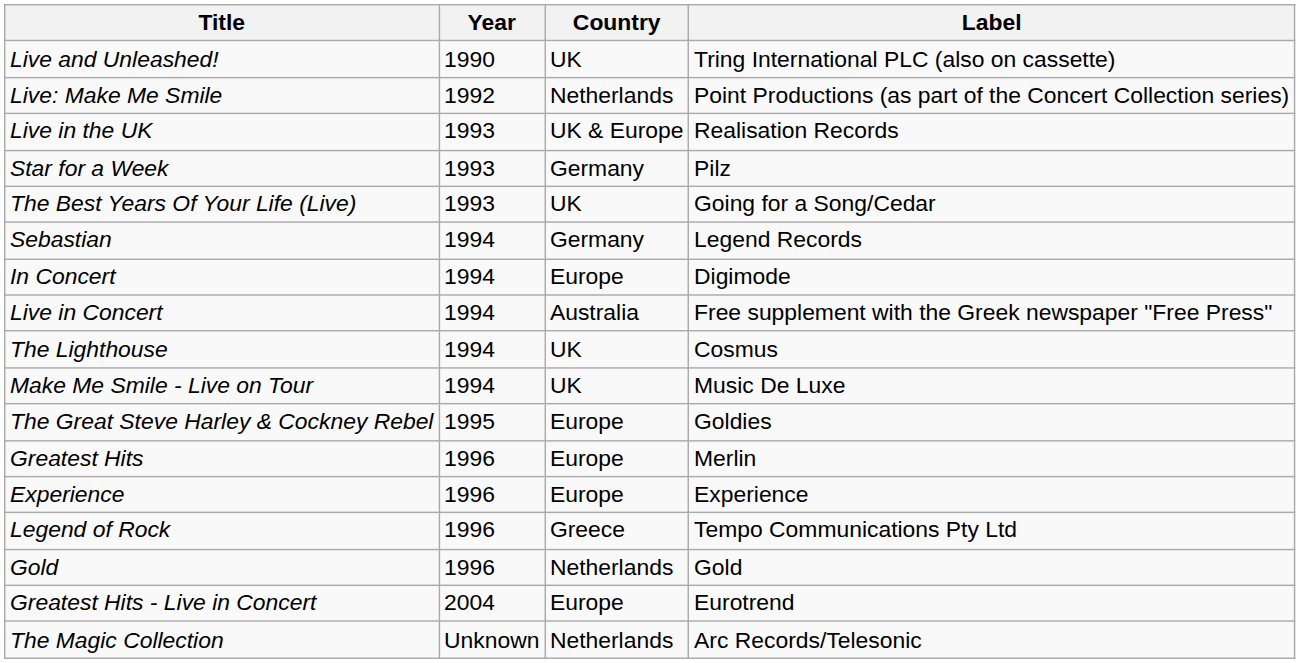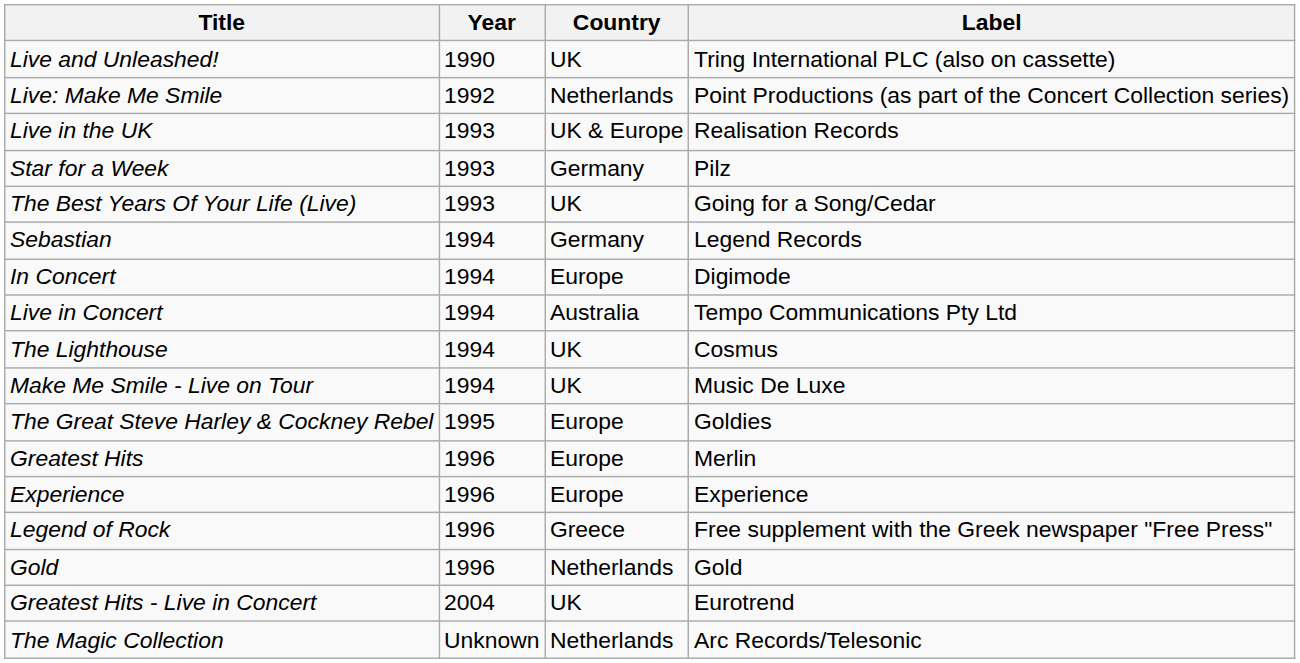(983, 312) Free supplement with the Greek newspaper "Free Press" -> (856, 312) Tempo Communications Pty Ltd
(856, 530) Tempo Communications Pty Ltd -> (983, 530) Free supplement with the Greek newspaper "Free Press"
(587, 603) Europe -> (566, 603) UK
